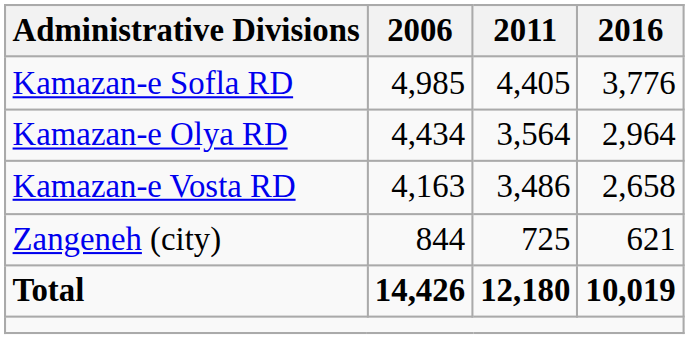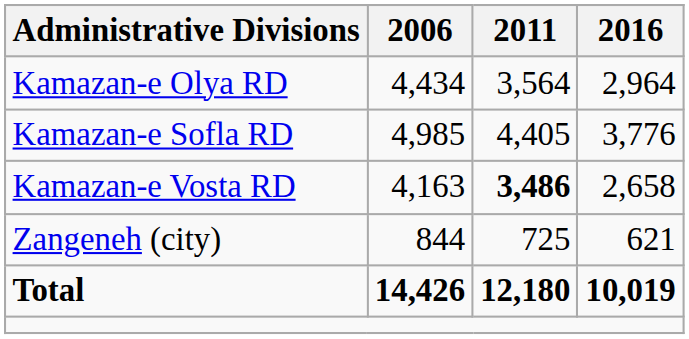rows swapped: (150, 134) <-> (153, 82)
(533, 186) normal -> (533, 186) bold
